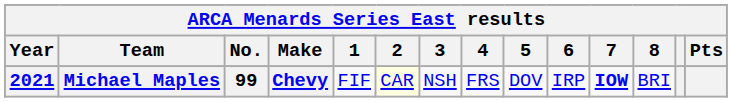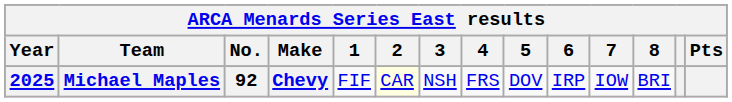(32, 81) 2021 -> (32, 81) 2025
(246, 81) 99 -> (246, 81) 92
(611, 81) bold -> (611, 81) normal
